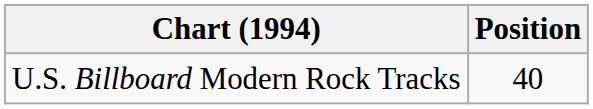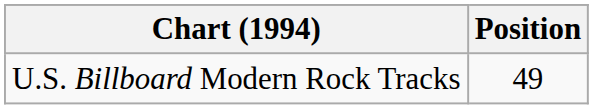(528, 77) 40 -> (528, 77) 49
